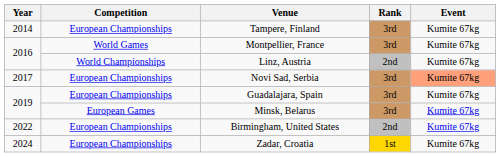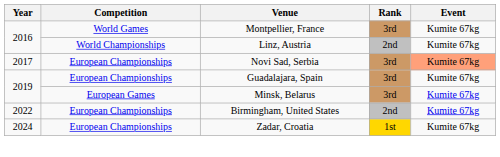- row: (285, 29)
